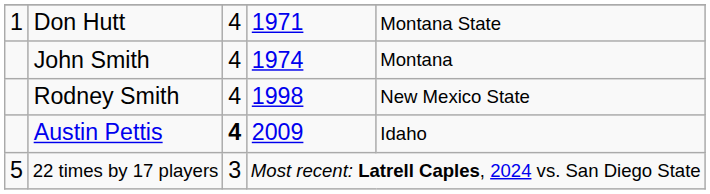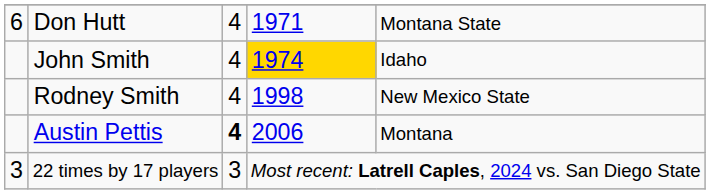(17, 22) 1 -> (17, 22) 6
(278, 59) no background -> (278, 59) gold background
(416, 60) Montana -> (404, 60) Idaho
(278, 133) 2009 -> (278, 133) 2006
(404, 134) Idaho -> (416, 134) Montana
(17, 170) 5 -> (17, 170) 3
